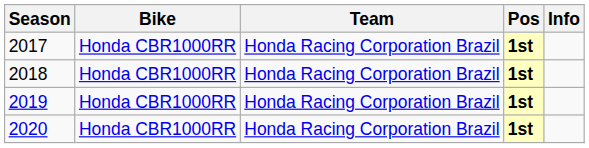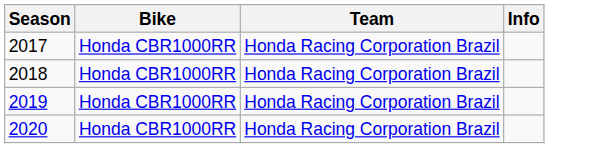- column: (524, 19)
